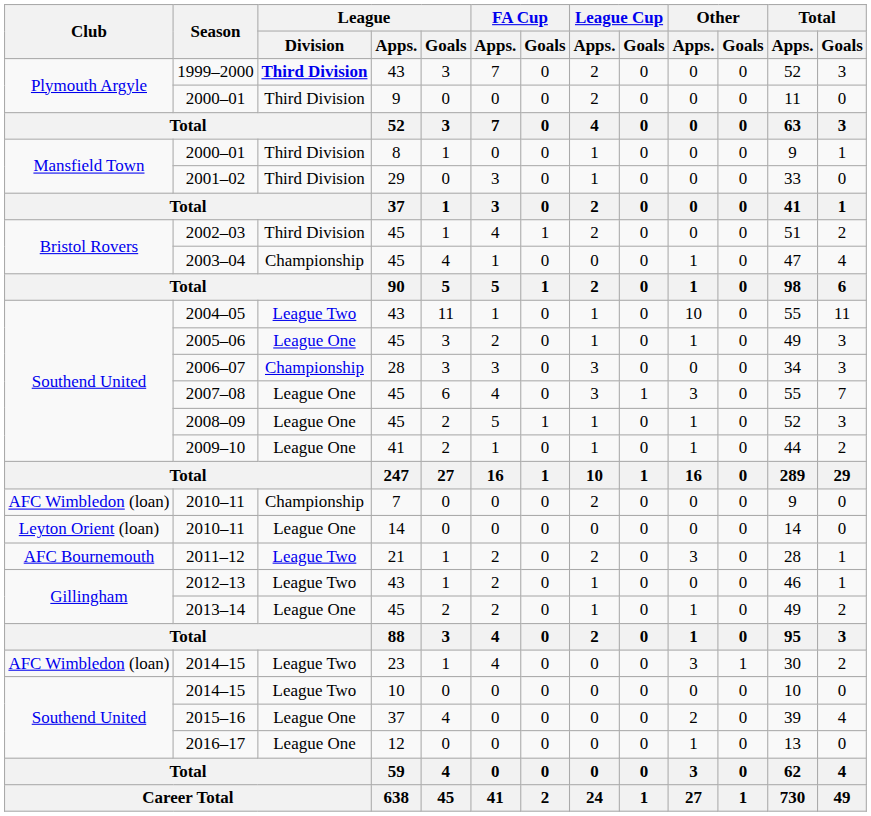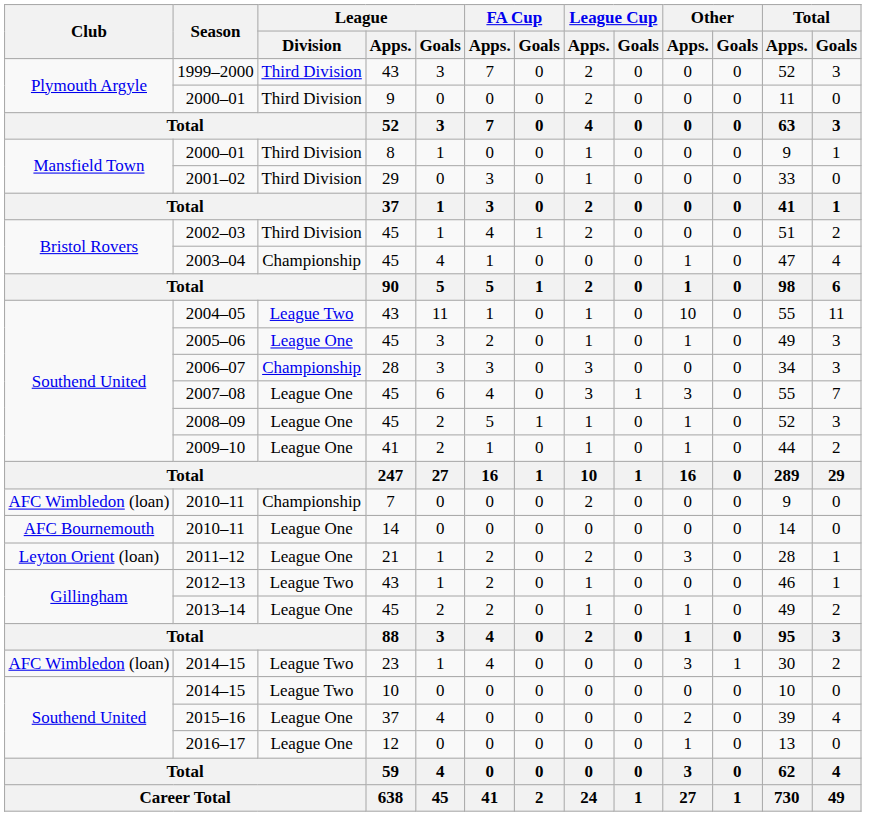(314, 71) bold -> (312, 71) normal
(89, 529) Leyton Orient (loan) -> (89, 529) AFC Bournemouth
(89, 555) AFC Bournemouth -> (89, 555) Leyton Orient (loan)
(314, 555) League Two -> (312, 555) League One
